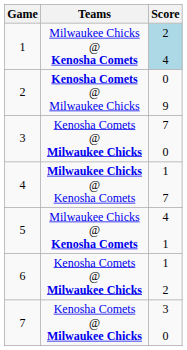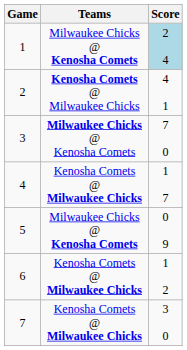(165, 92) 0 9 -> (165, 92) 4 1
(94, 138) Kenosha Comets @ Milwaukee Chicks -> (94, 138) Milwaukee Chicks @ Kenosha Comets
(94, 184) Milwaukee Chicks @ Kenosha Comets -> (94, 184) Kenosha Comets @ Milwaukee Chicks
(165, 230) 4 1 -> (165, 230) 0 9
